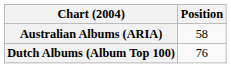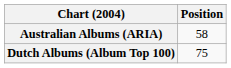(202, 53) 76 -> (202, 53) 75
